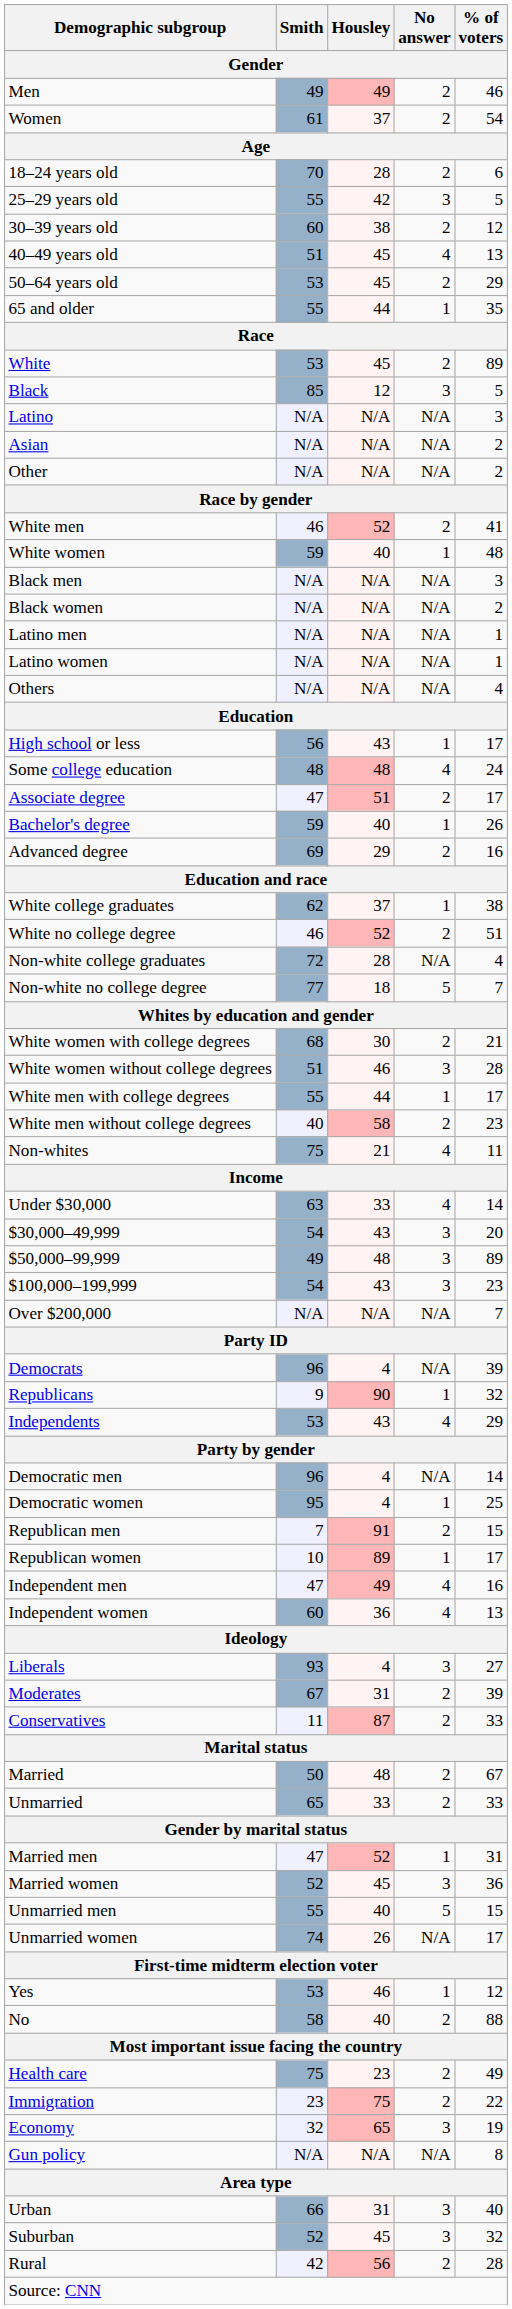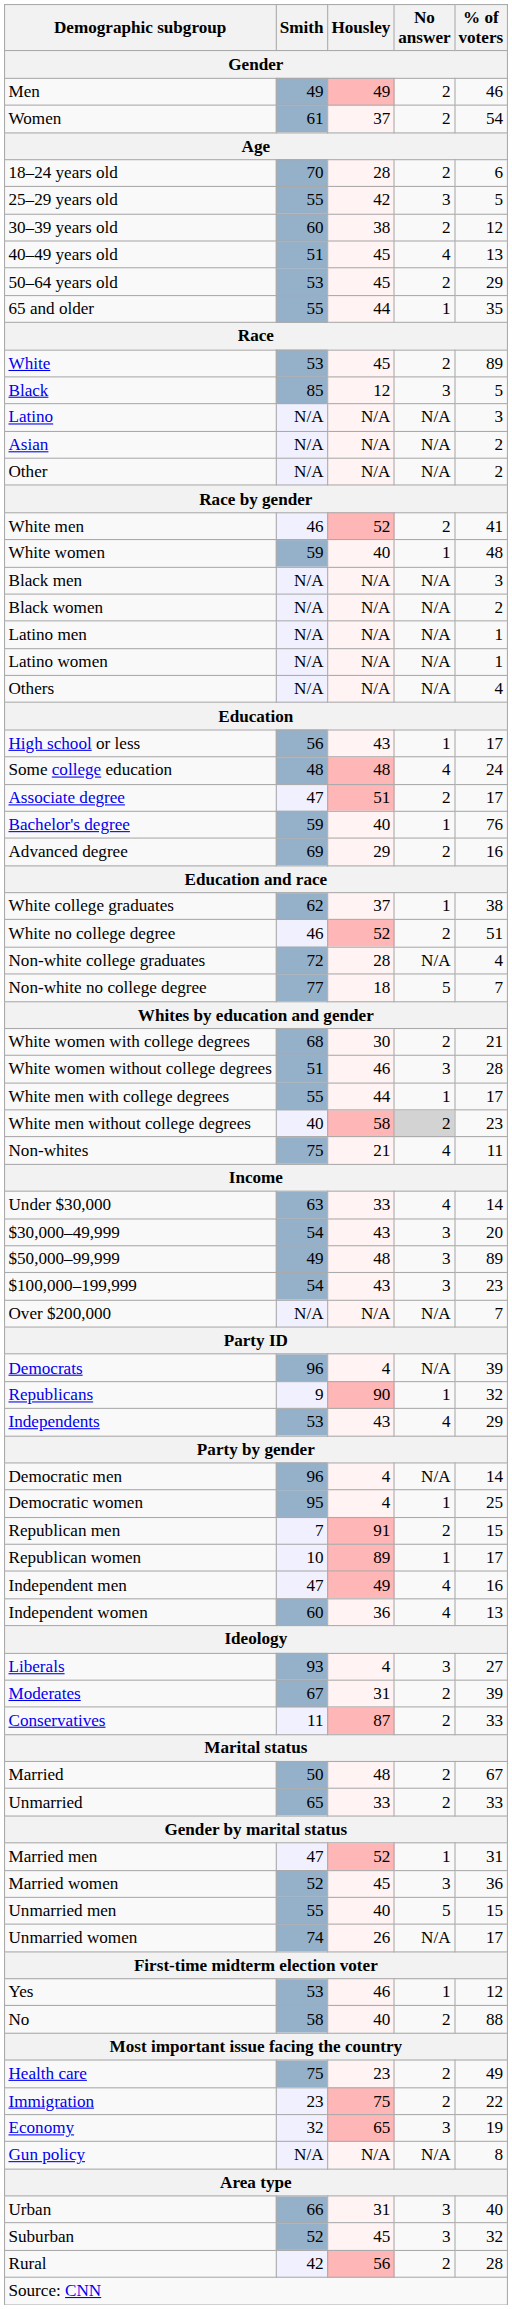(495, 824) 26 -> (495, 824) 76
(446, 1123) no background -> (446, 1123) lightgrey background
